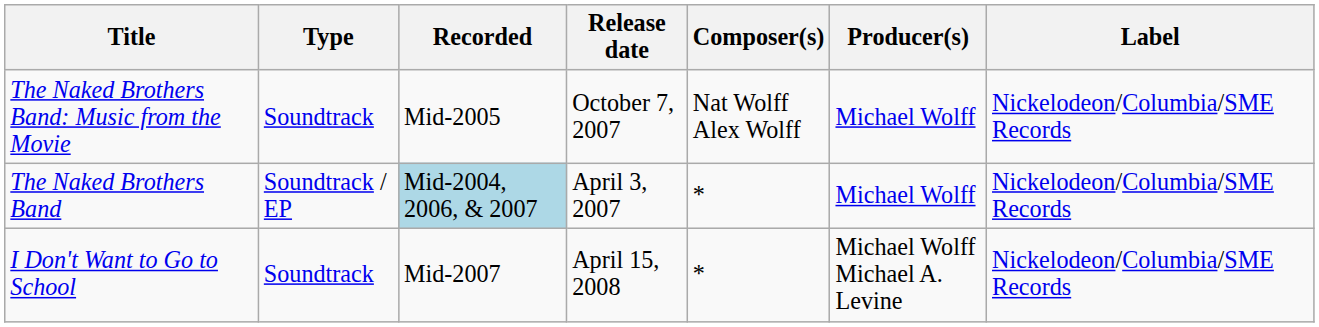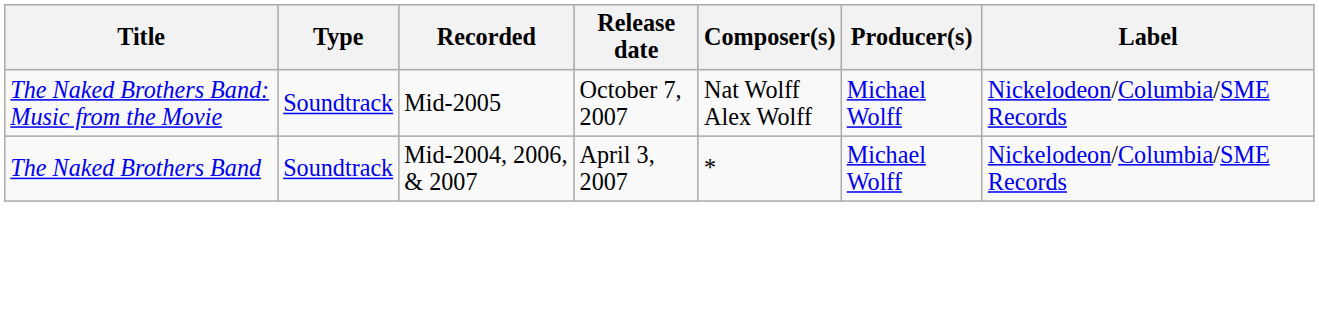(325, 195) Soundtrack / EP -> (338, 168) Soundtrack
(471, 195) lightblue background -> (486, 168) no background
- row: (114, 274)
